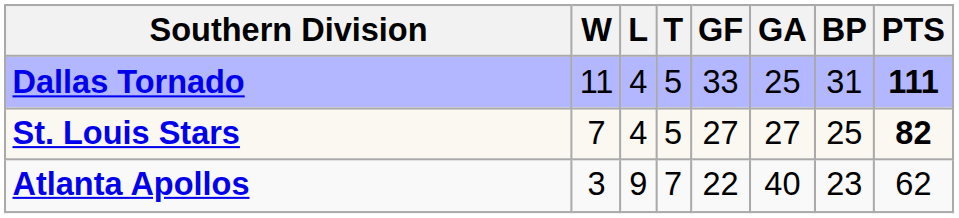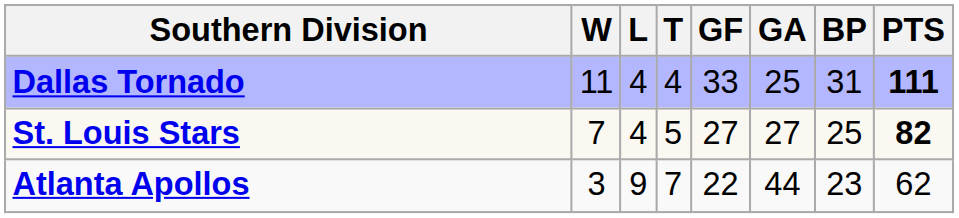(673, 81) 5 -> (673, 81) 4
(782, 184) 40 -> (782, 184) 44
